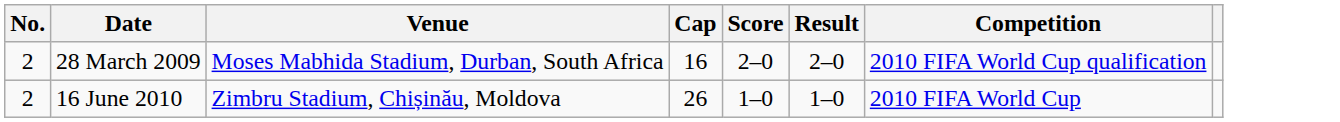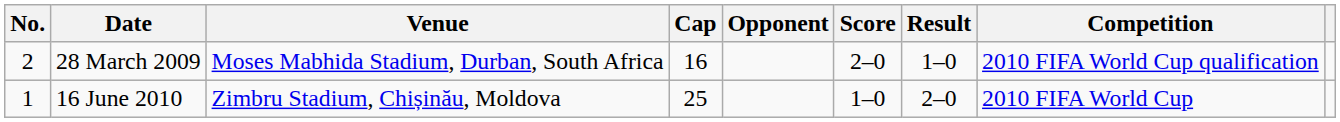+ column: (778, 23)
(827, 60) 2–0 -> (939, 60) 1–0
(28, 98) 2 -> (28, 98) 1
(695, 98) 26 -> (695, 98) 25
(827, 98) 1–0 -> (939, 98) 2–0
